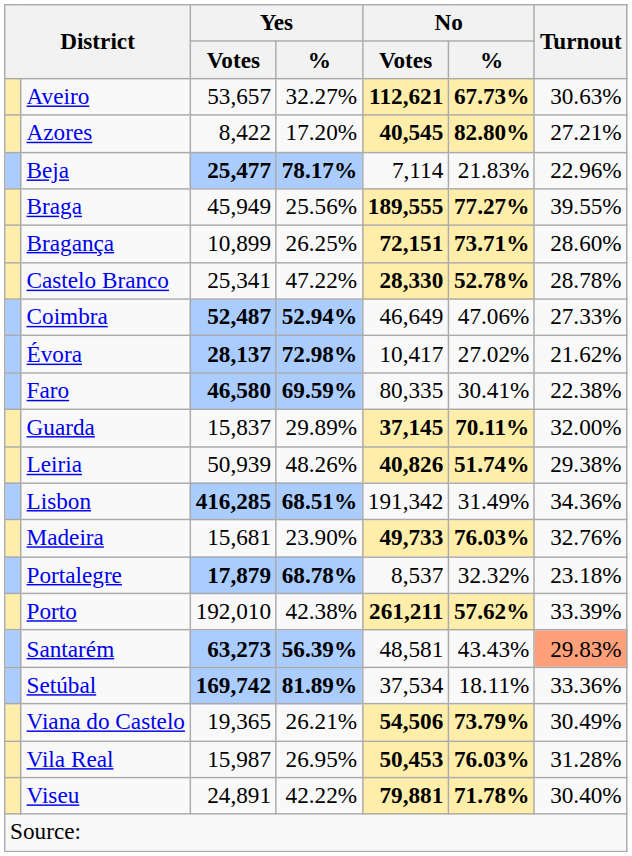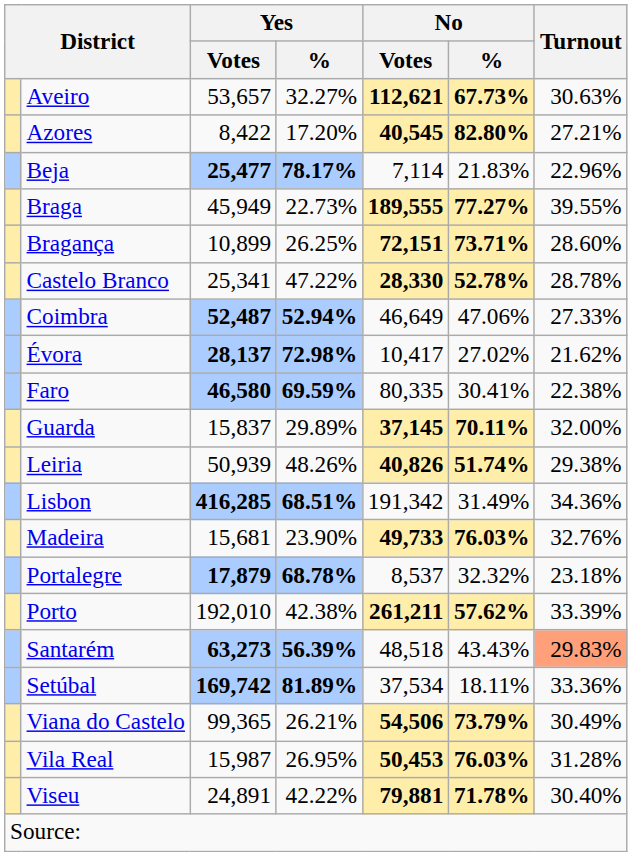(321, 206) 25.56% -> (321, 206) 22.73%
(411, 648) 48,581 -> (411, 648) 48,518
(239, 721) 19,365 -> (239, 721) 99,365
